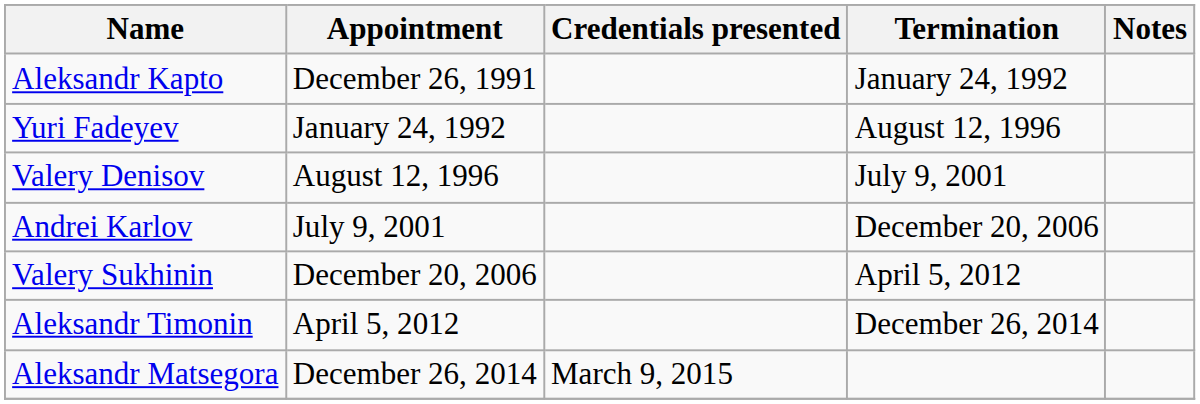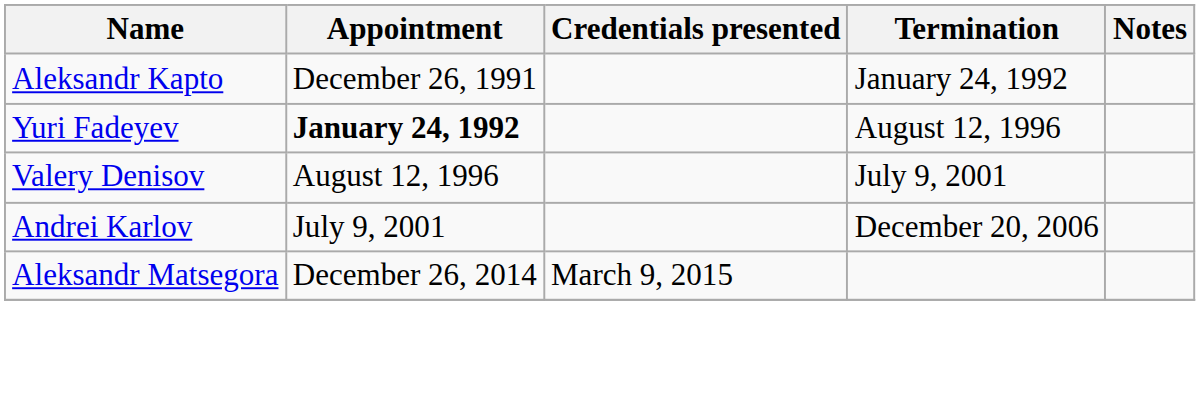(399, 127) normal -> (406, 127) bold
- row: (113, 275)
- row: (132, 324)
